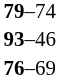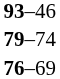rows swapped: (30, 39) <-> (30, 10)
